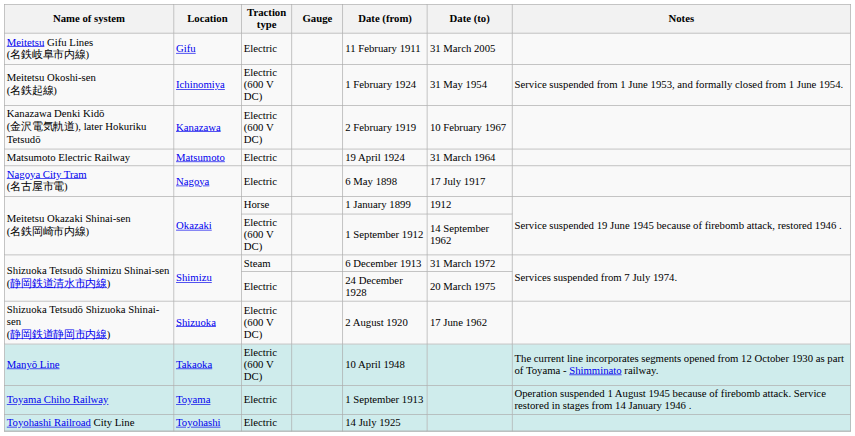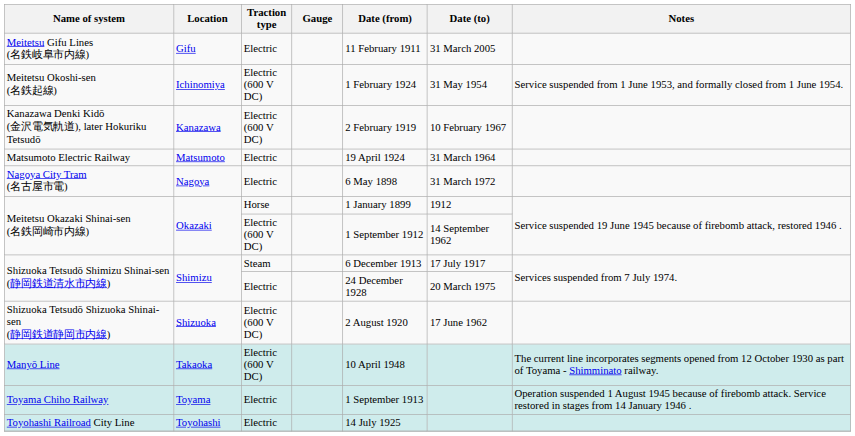(458, 181) 17 July 1917 -> (463, 181) 31 March 1972
(463, 263) 31 March 1972 -> (458, 263) 17 July 1917
